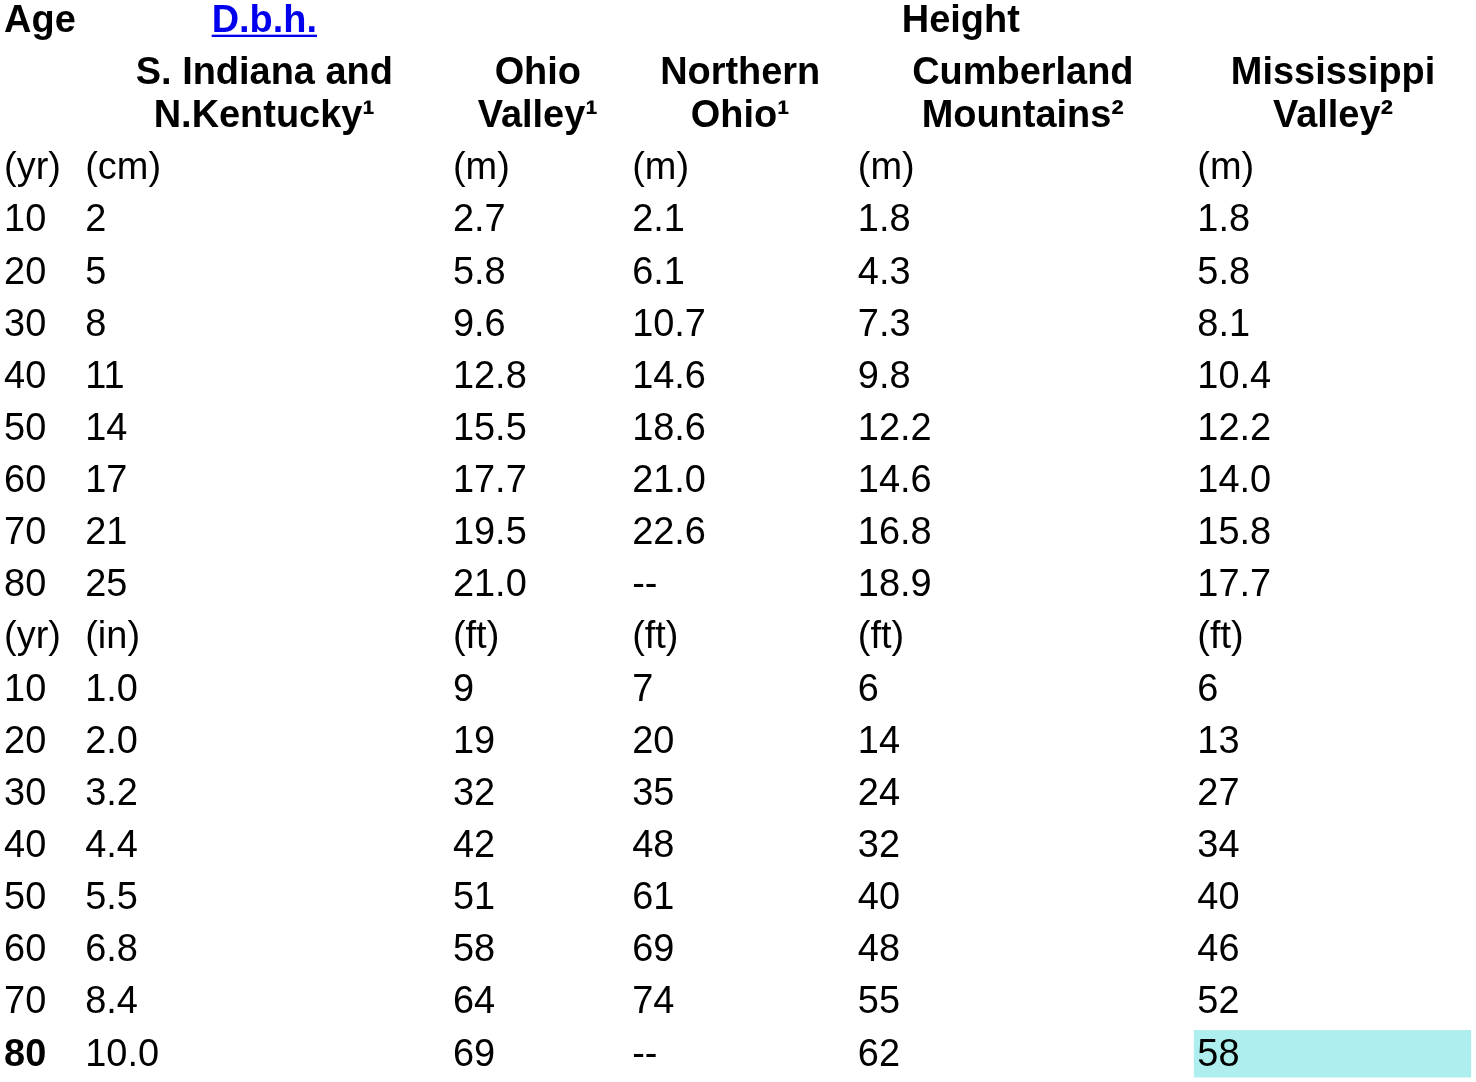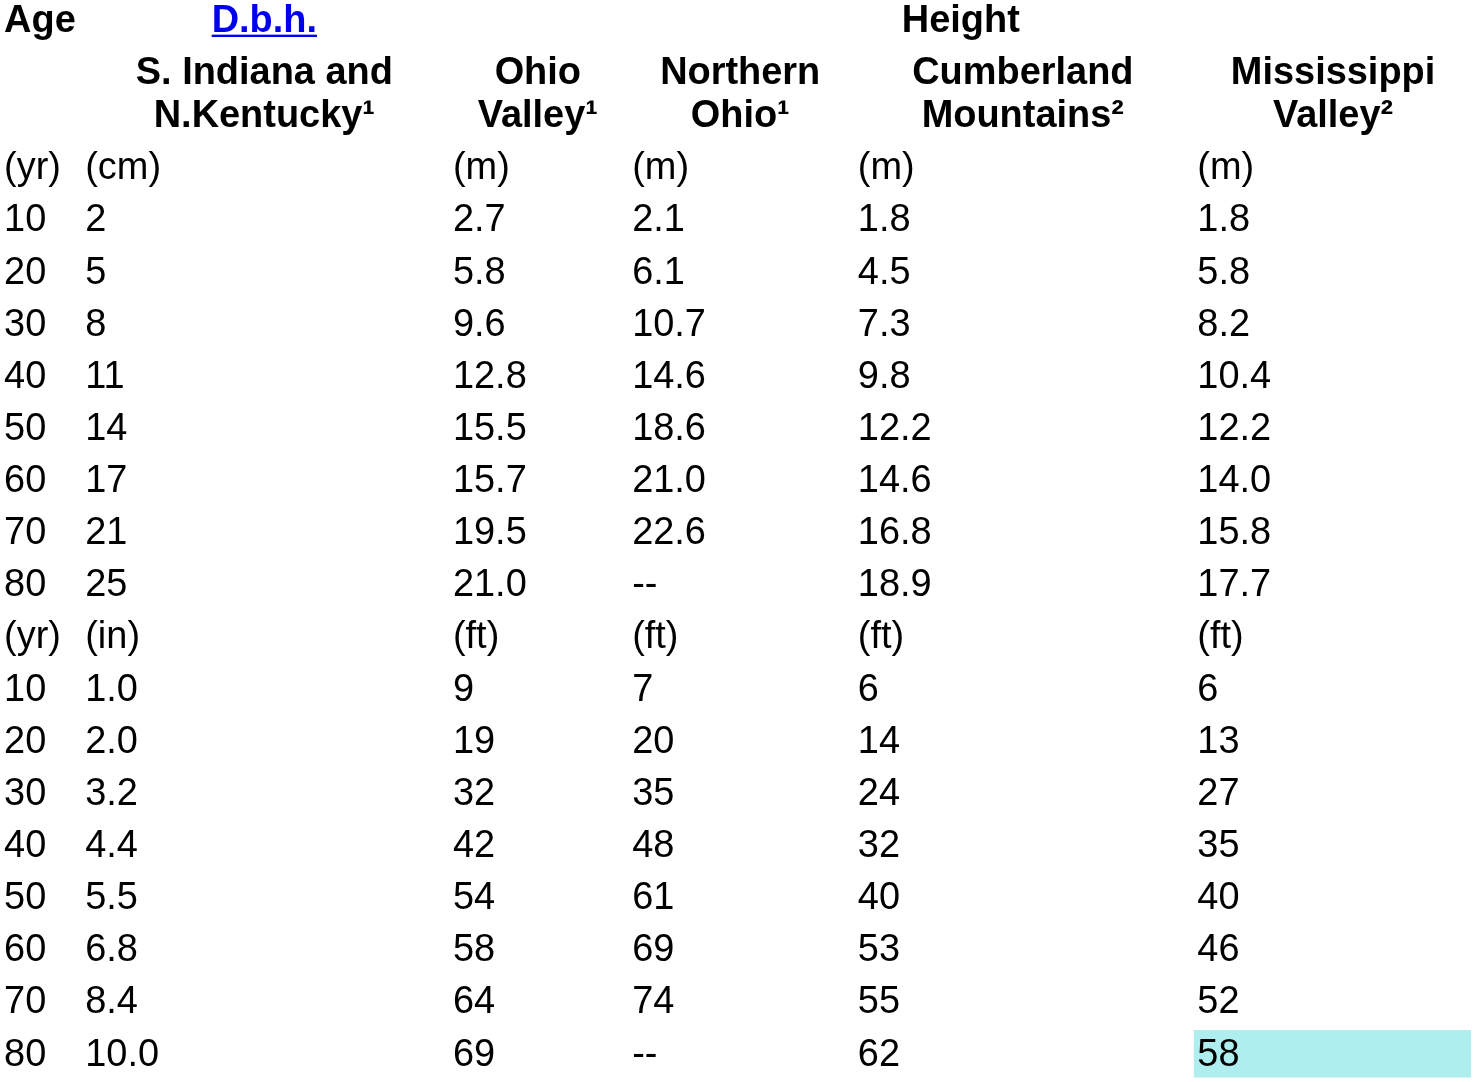(884, 270) 4.3 -> (884, 270) 4.5
(1224, 323) 8.1 -> (1224, 323) 8.2
(490, 479) 17.7 -> (490, 479) 15.7
(1218, 844) 34 -> (1218, 844) 35
(474, 896) 51 -> (474, 896) 54
(879, 948) 48 -> (879, 948) 53
(25, 1053) bold -> (25, 1053) normal
